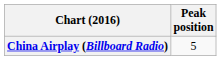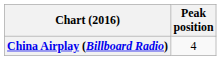(193, 45) 5 -> (193, 45) 4
